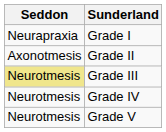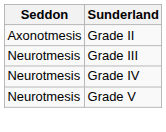- row: (109, 35)
(44, 76) khaki background -> (44, 55) no background
